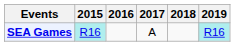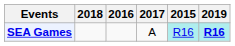columns swapped: (90, 14) <-> (183, 14)
(214, 32) normal -> (214, 32) bold
